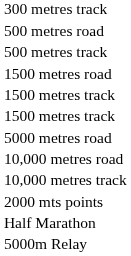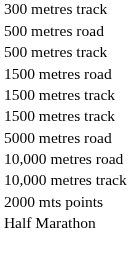- row: (46, 244)
